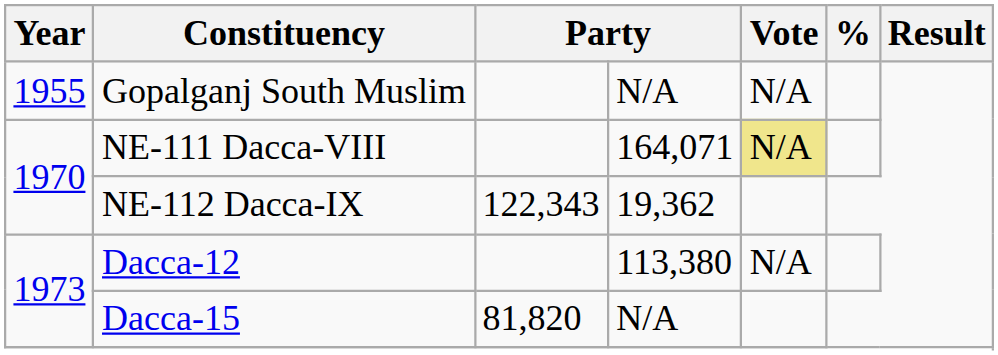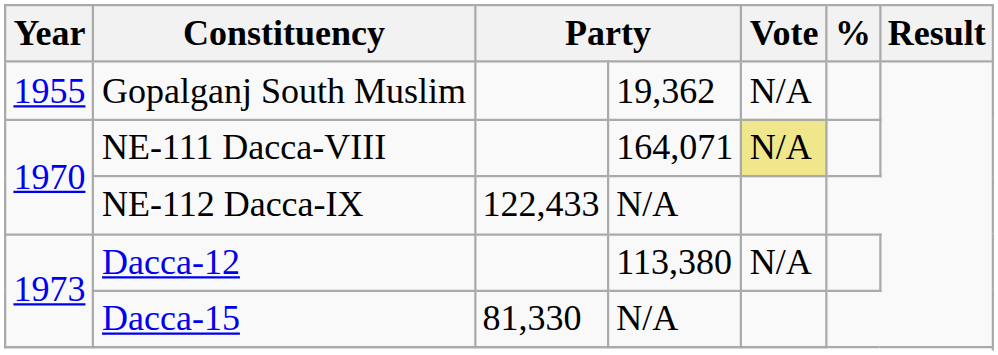(647, 90) N/A -> (666, 90) 19,362
(541, 204) 122,343 -> (541, 204) 122,433
(666, 204) 19,362 -> (647, 204) N/A
(532, 318) 81,820 -> (532, 318) 81,330
